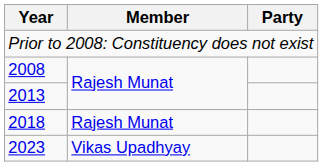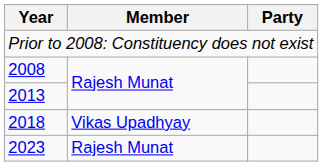(122, 122) Rajesh Munat -> (131, 122) Vikas Upadhyay
(131, 148) Vikas Upadhyay -> (122, 148) Rajesh Munat
